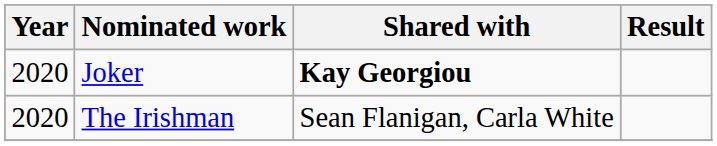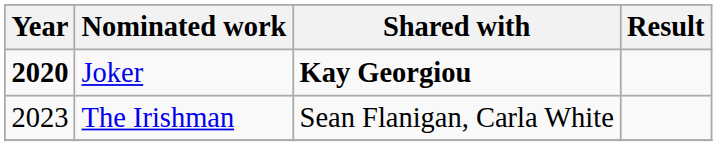(40, 72) normal -> (40, 72) bold
(40, 117) 2020 -> (40, 117) 2023
